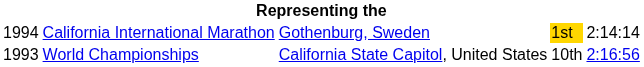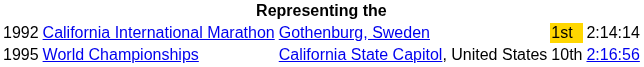(21, 32) 1994 -> (21, 32) 1992
(21, 54) 1993 -> (21, 54) 1995
